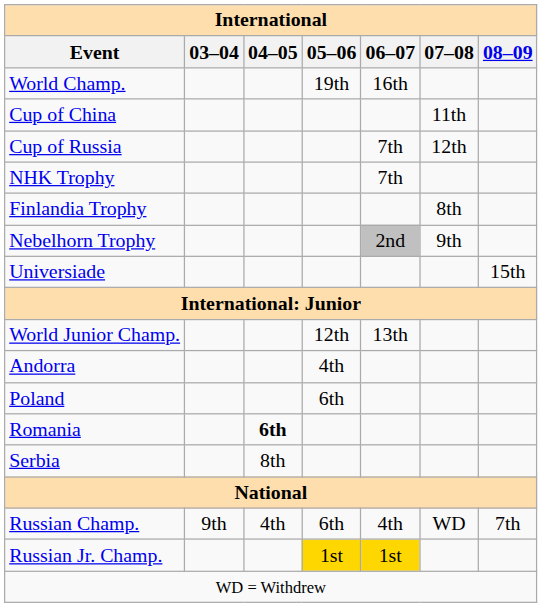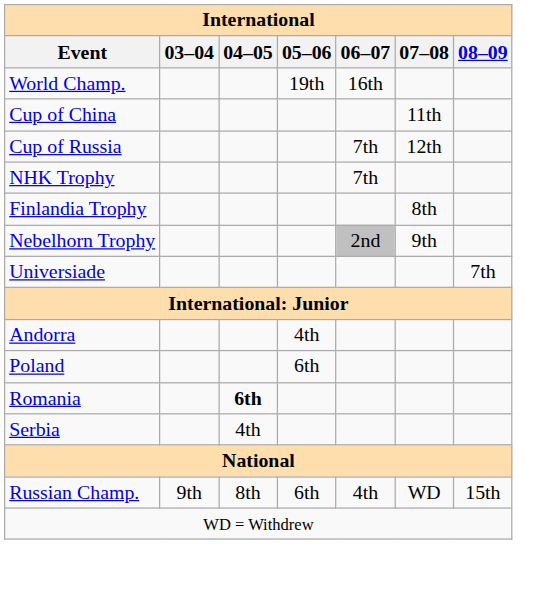(508, 271) 15th -> (483, 271) 7th
- row: (95, 334)
(273, 460) 8th -> (248, 429) 4th
(273, 523) 4th -> (248, 492) 8th
(508, 523) 7th -> (483, 492) 15th
- row: (86, 555)
